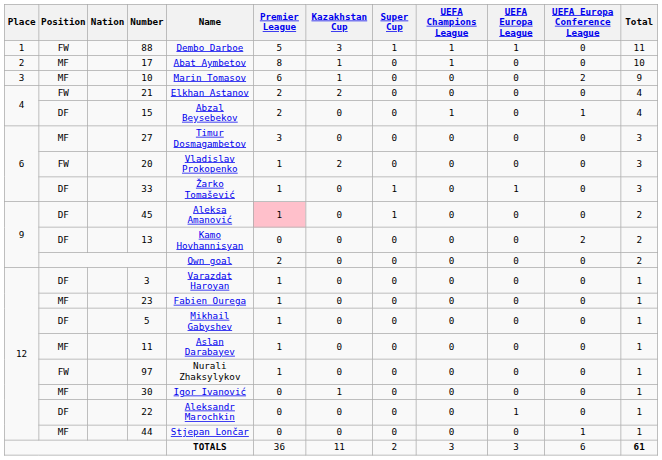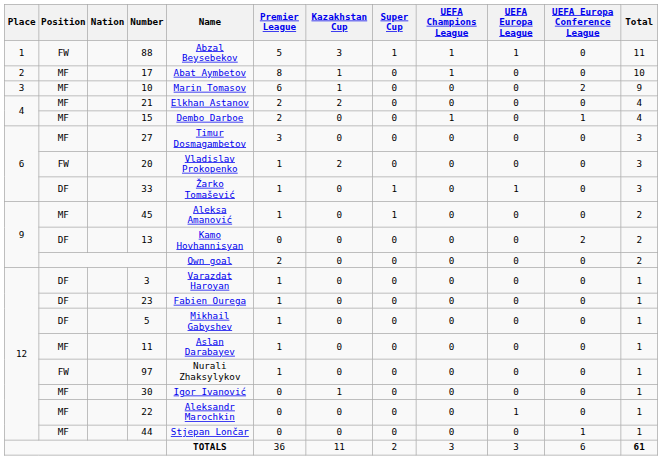(210, 48) Dembo Darboe -> (210, 53) Abzal Beysebekov
(63, 93) FW -> (63, 104) MF
(63, 113) DF -> (63, 118) MF
(210, 113) Abzal Beysebekov -> (210, 118) Dembo Darboe
(63, 215) DF -> (63, 215) MF
(279, 215) pink background -> (279, 215) no background
(63, 301) MF -> (63, 301) DF
(63, 413) DF -> (63, 413) MF
